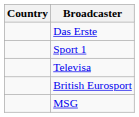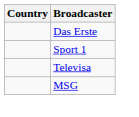- row: (93, 85)
